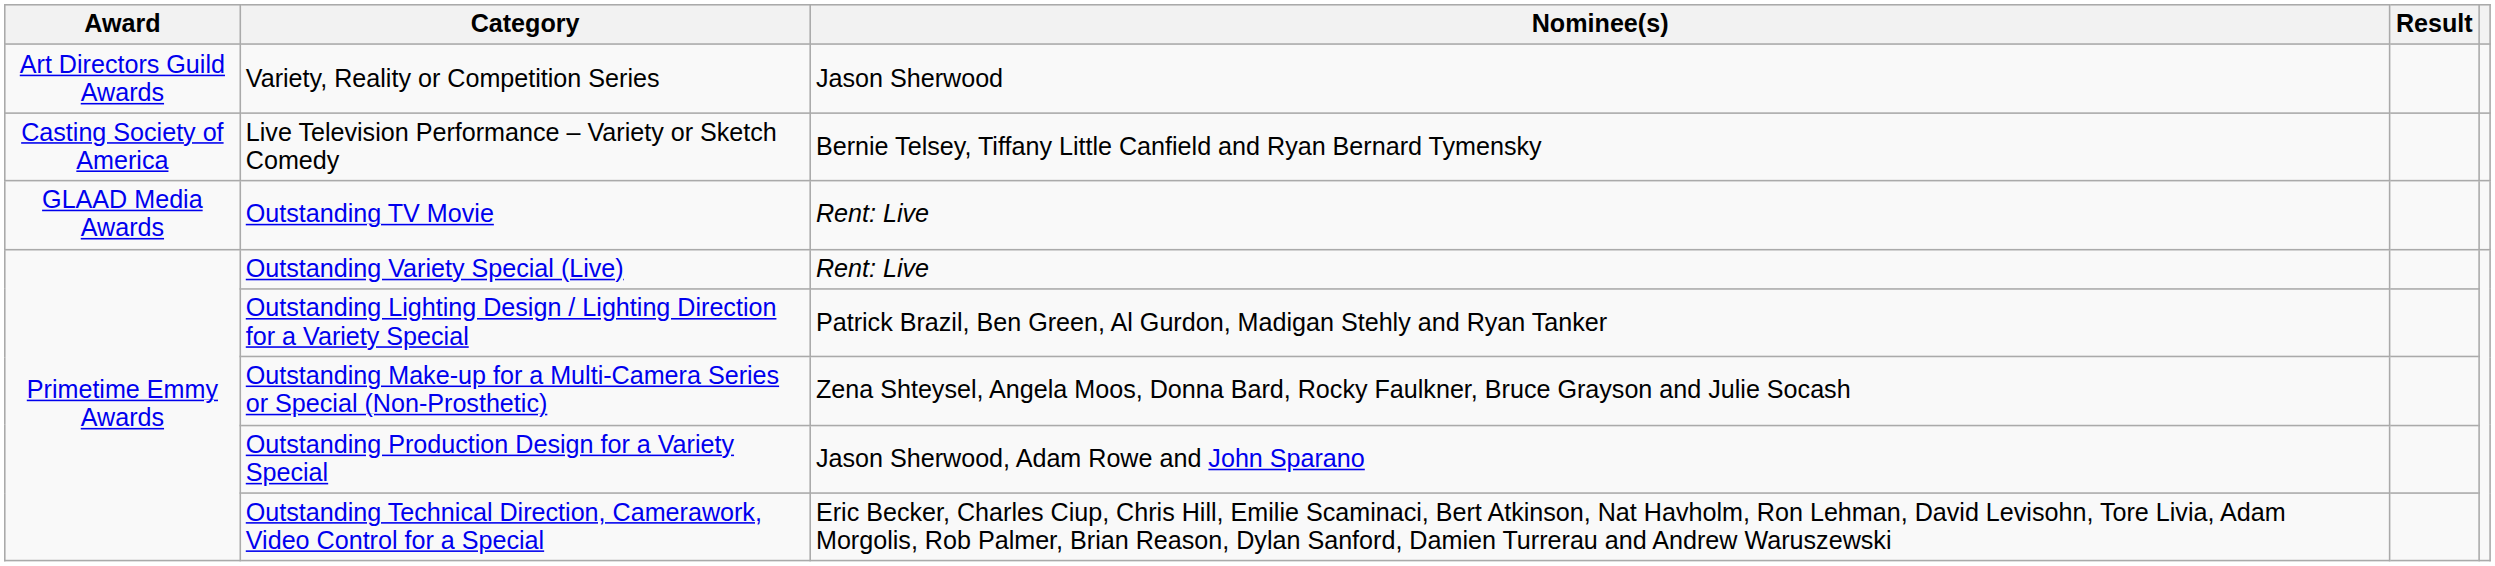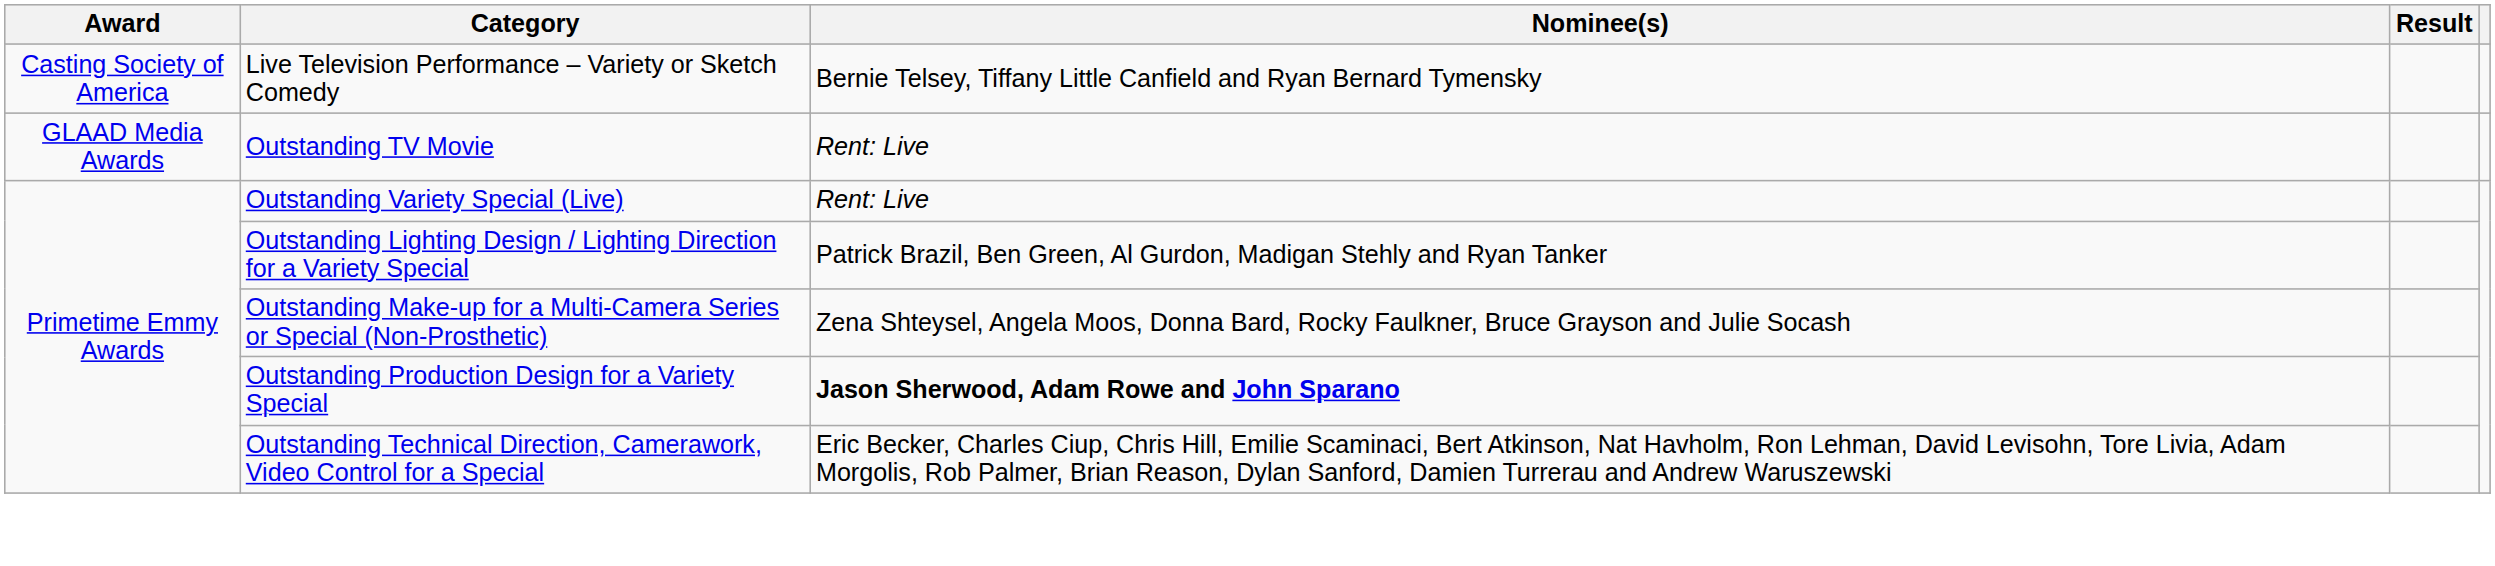- row: (453, 78)
(1090, 458) normal -> (1108, 390) bold
